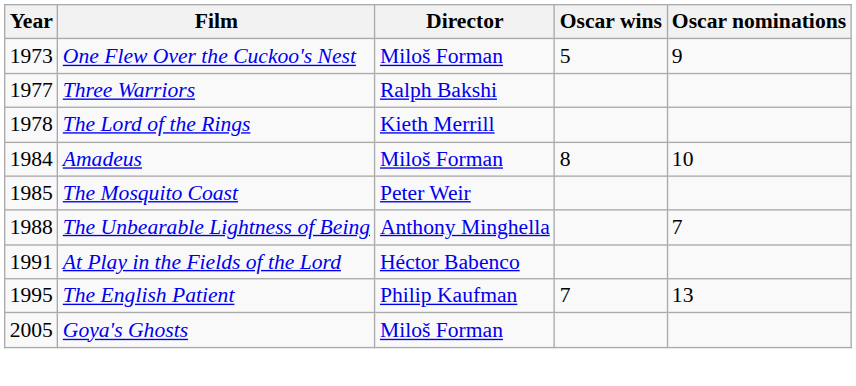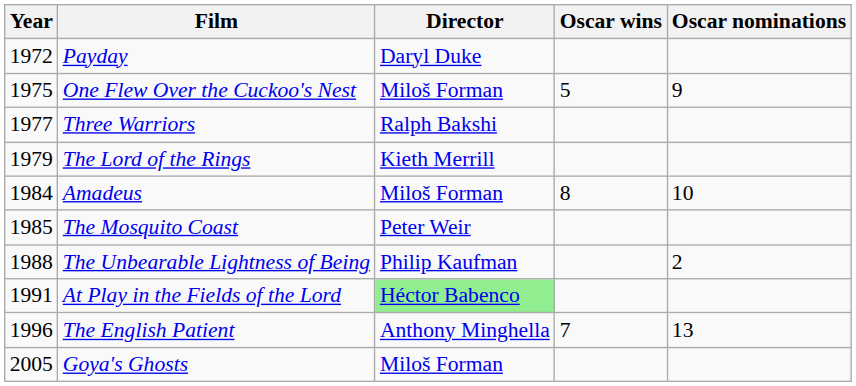+ row: (95, 55)
(31, 55) 1973 -> (31, 90) 1975
(31, 124) 1978 -> (31, 158) 1979
(465, 227) Anthony Minghella -> (449, 261) Philip Kaufman
(677, 227) 7 -> (677, 261) 2
(450, 261) no background -> (450, 295) lightgreen background
(31, 295) 1995 -> (31, 329) 1996
(449, 295) Philip Kaufman -> (465, 329) Anthony Minghella
